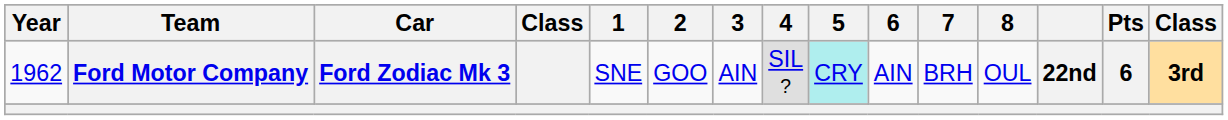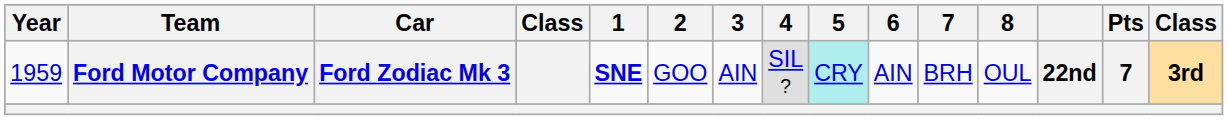(36, 72) 1962 -> (36, 72) 1959
(618, 72) normal -> (618, 72) bold
(1126, 72) 6 -> (1126, 72) 7
